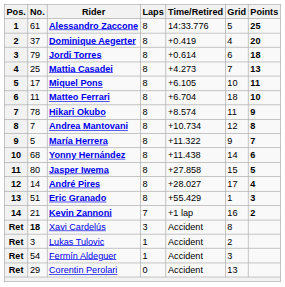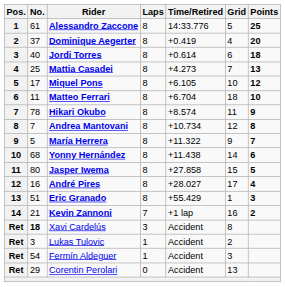(35, 54) 79 -> (35, 54) 40
(255, 83) 11 -> (255, 83) 12
(35, 183) 14 -> (35, 183) 16
